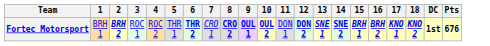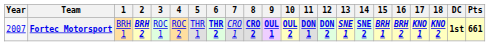+ column: (16, 11)
(285, 29) normal -> (309, 29) bold
(452, 29) 676 -> (475, 29) 661
